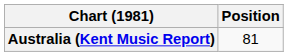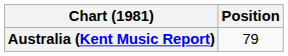(251, 39) 81 -> (251, 39) 79
